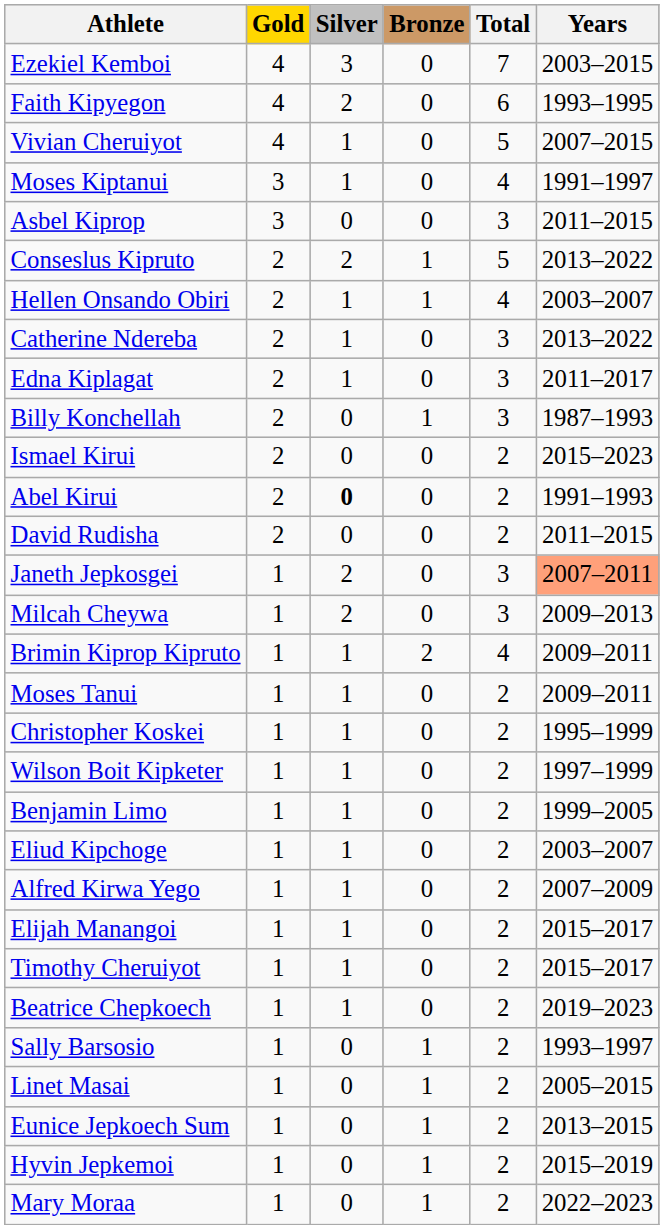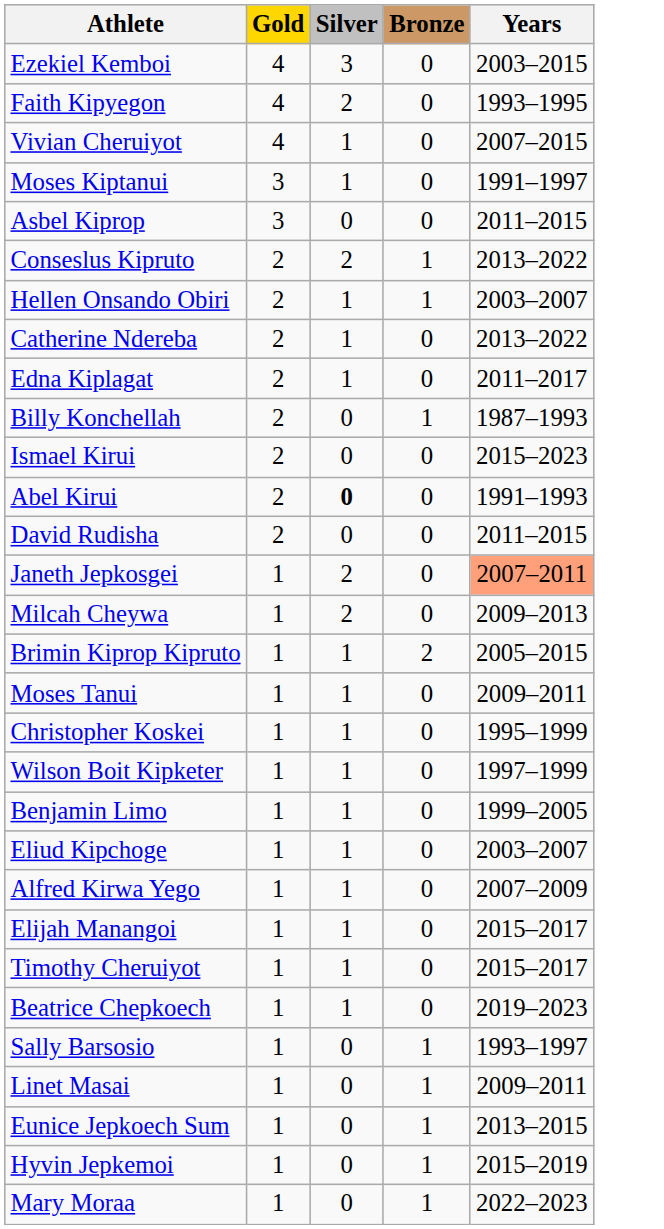- column: (503, 24)
(597, 653) 2009–2011 -> (532, 653) 2005–2015
(597, 1086) 2005–2015 -> (532, 1086) 2009–2011
